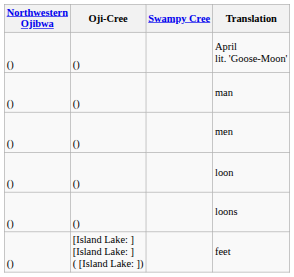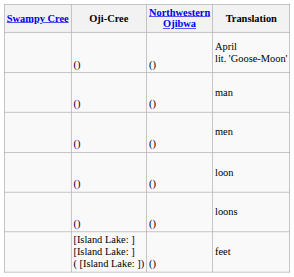columns swapped: (179, 18) <-> (37, 18)
